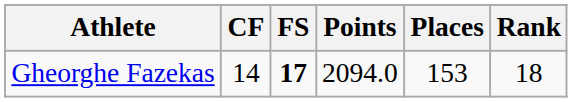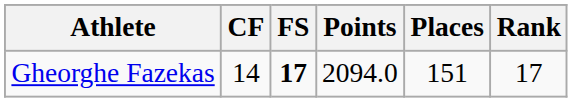(447, 72) 153 -> (447, 72) 151
(529, 72) 18 -> (529, 72) 17
